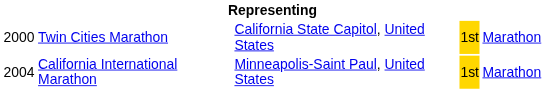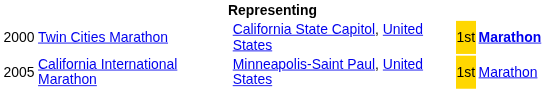(512, 37) normal -> (510, 37) bold
(19, 72) 2004 -> (19, 72) 2005
